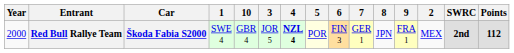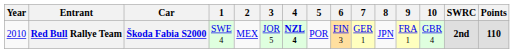columns swapped: (431, 12) <-> (246, 12)
(16, 34) 2000 -> (16, 34) 2010
(317, 34) lightyellow background -> (319, 34) no background
(494, 34) 112 -> (494, 34) 110
